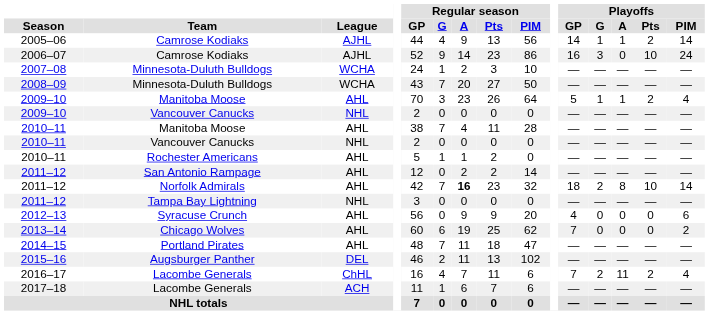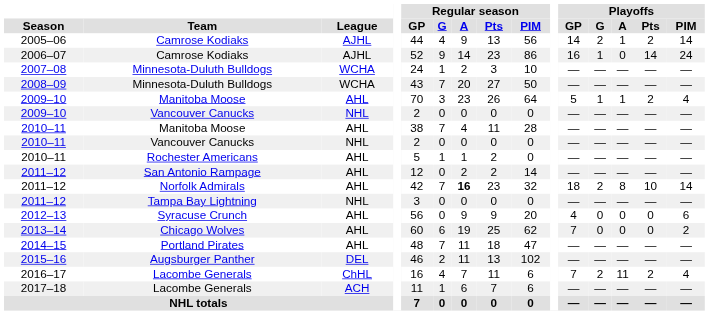(600, 40) 1 -> (600, 40) 2
(600, 55) 3 -> (600, 55) 1
(651, 55) 10 -> (651, 55) 14
